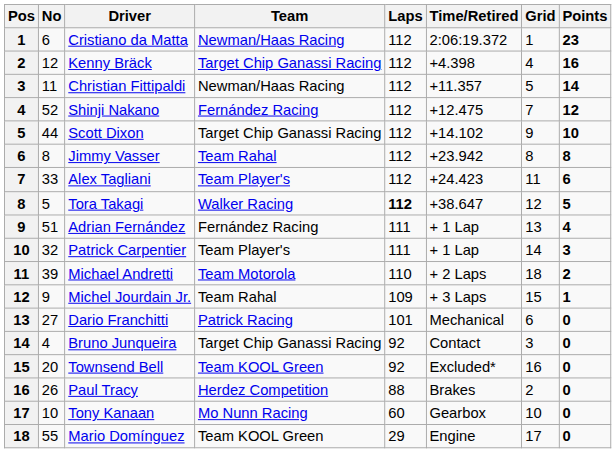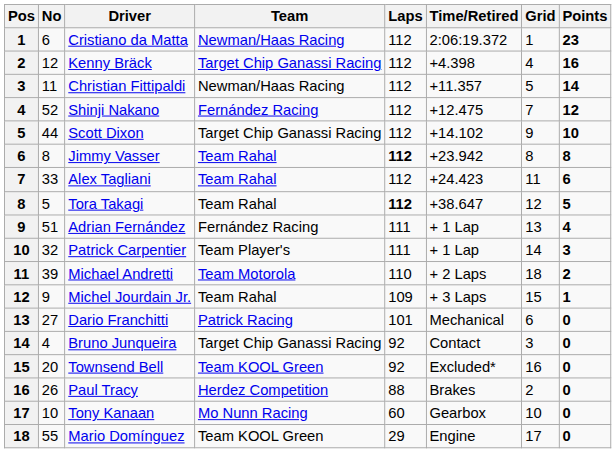(400, 156) normal -> (400, 156) bold
(244, 180) Team Player's -> (237, 180) Team Rahal
(246, 203) Walker Racing -> (237, 203) Team Rahal
